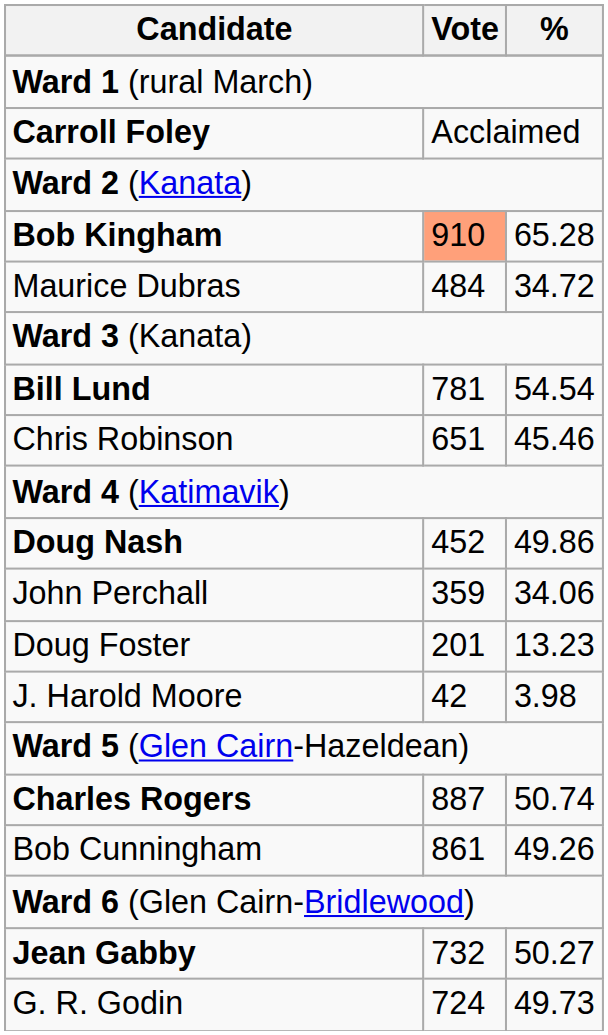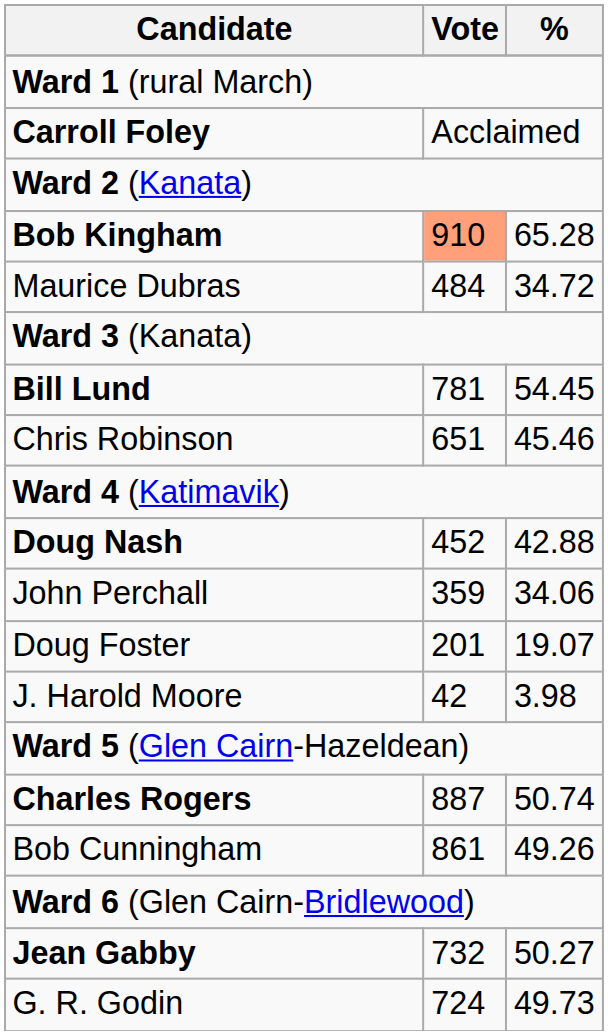(554, 388) 54.54 -> (554, 388) 54.45
(554, 542) 49.86 -> (554, 542) 42.88
(554, 645) 13.23 -> (554, 645) 19.07
